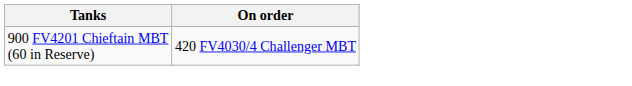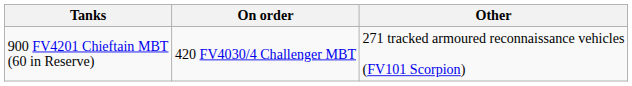+ column: (493, 15)
